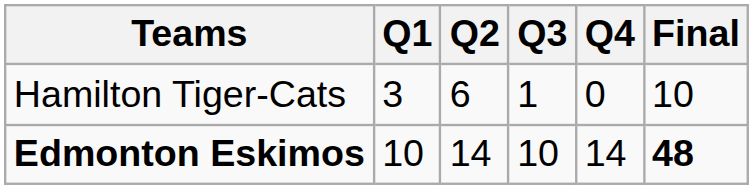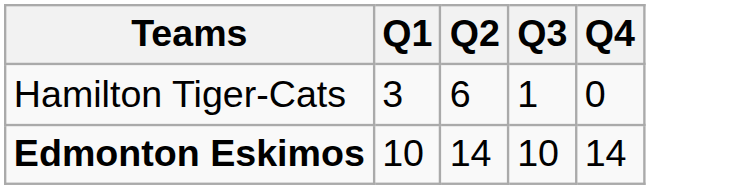- column: (696, 34)
